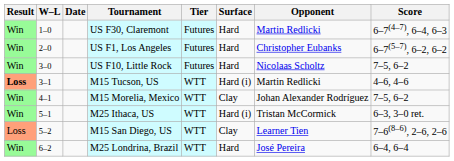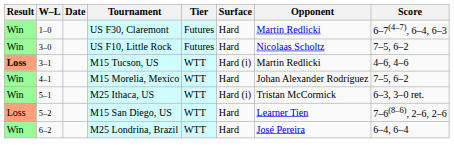- row: (131, 48)
(228, 97) Clay -> (229, 79) Hard
(228, 131) Clay -> (229, 112) Hard
